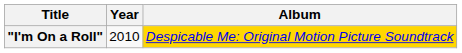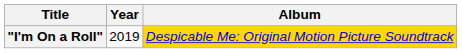(124, 36) 2010 -> (124, 36) 2019
